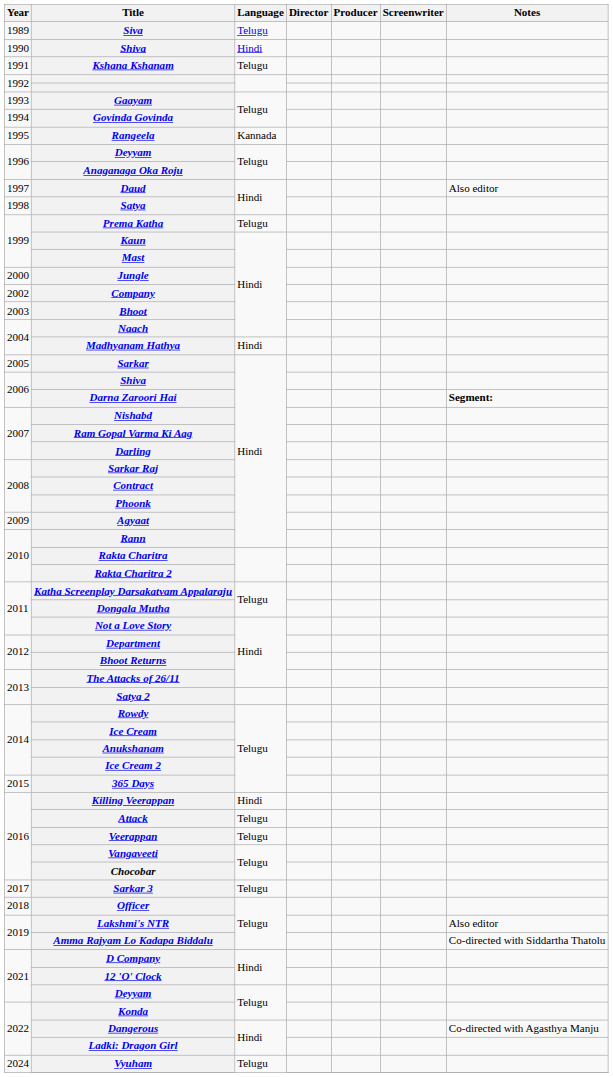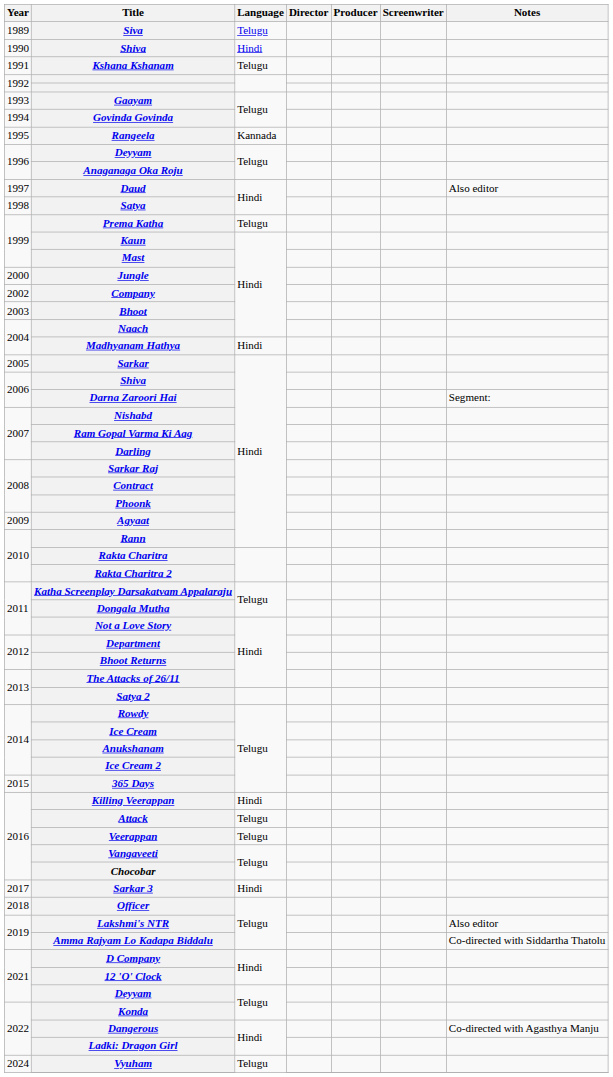(471, 398) bold -> (470, 398) normal
(252, 888) Telugu -> (250, 888) Hindi
